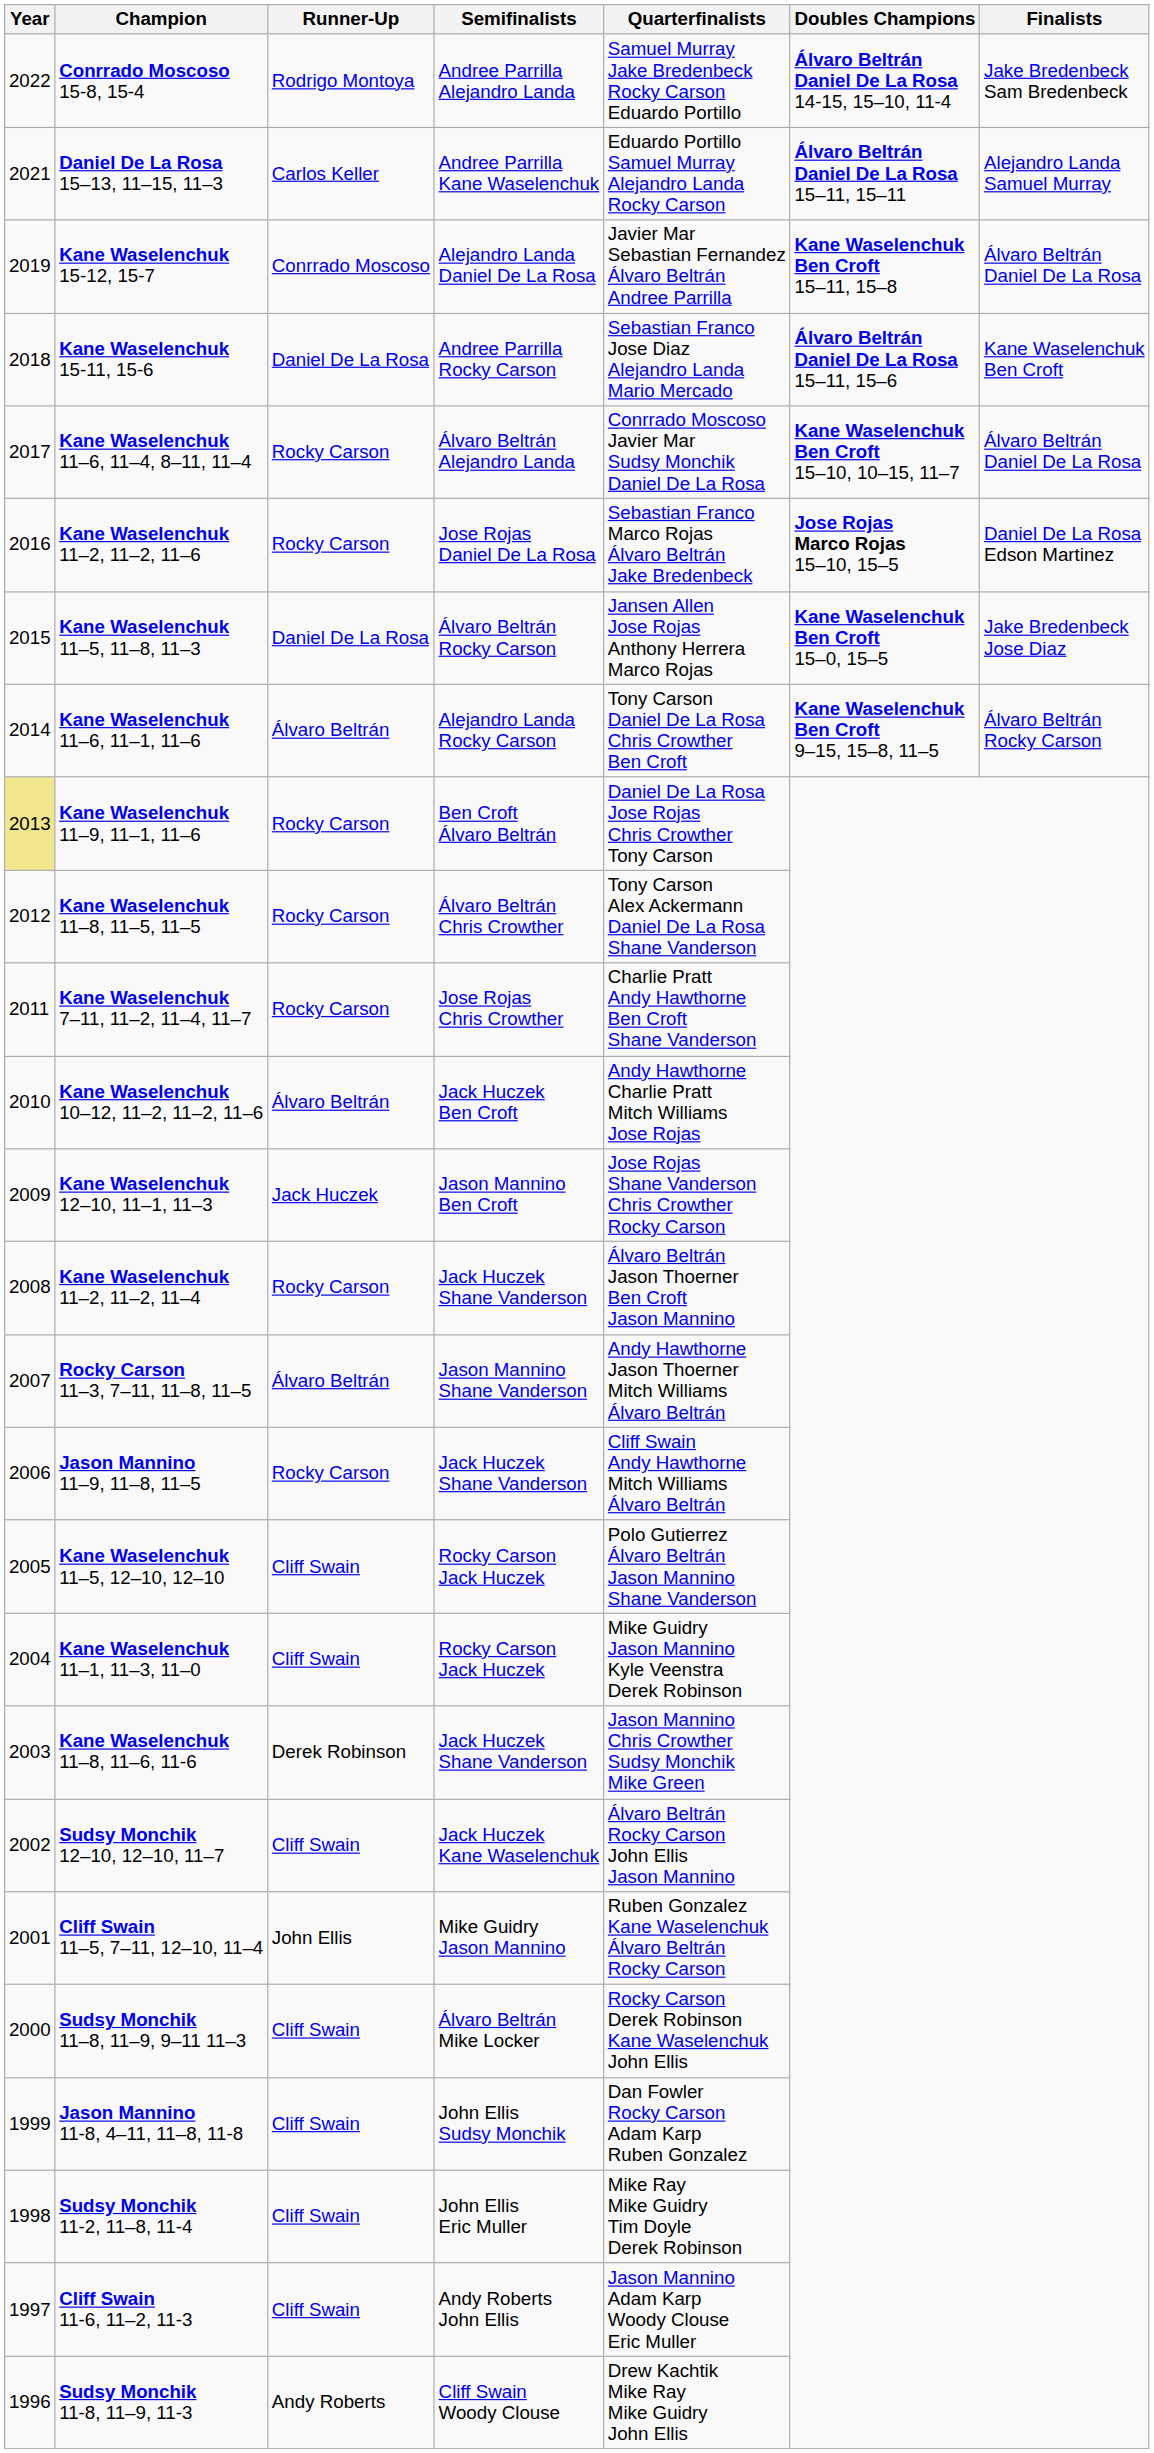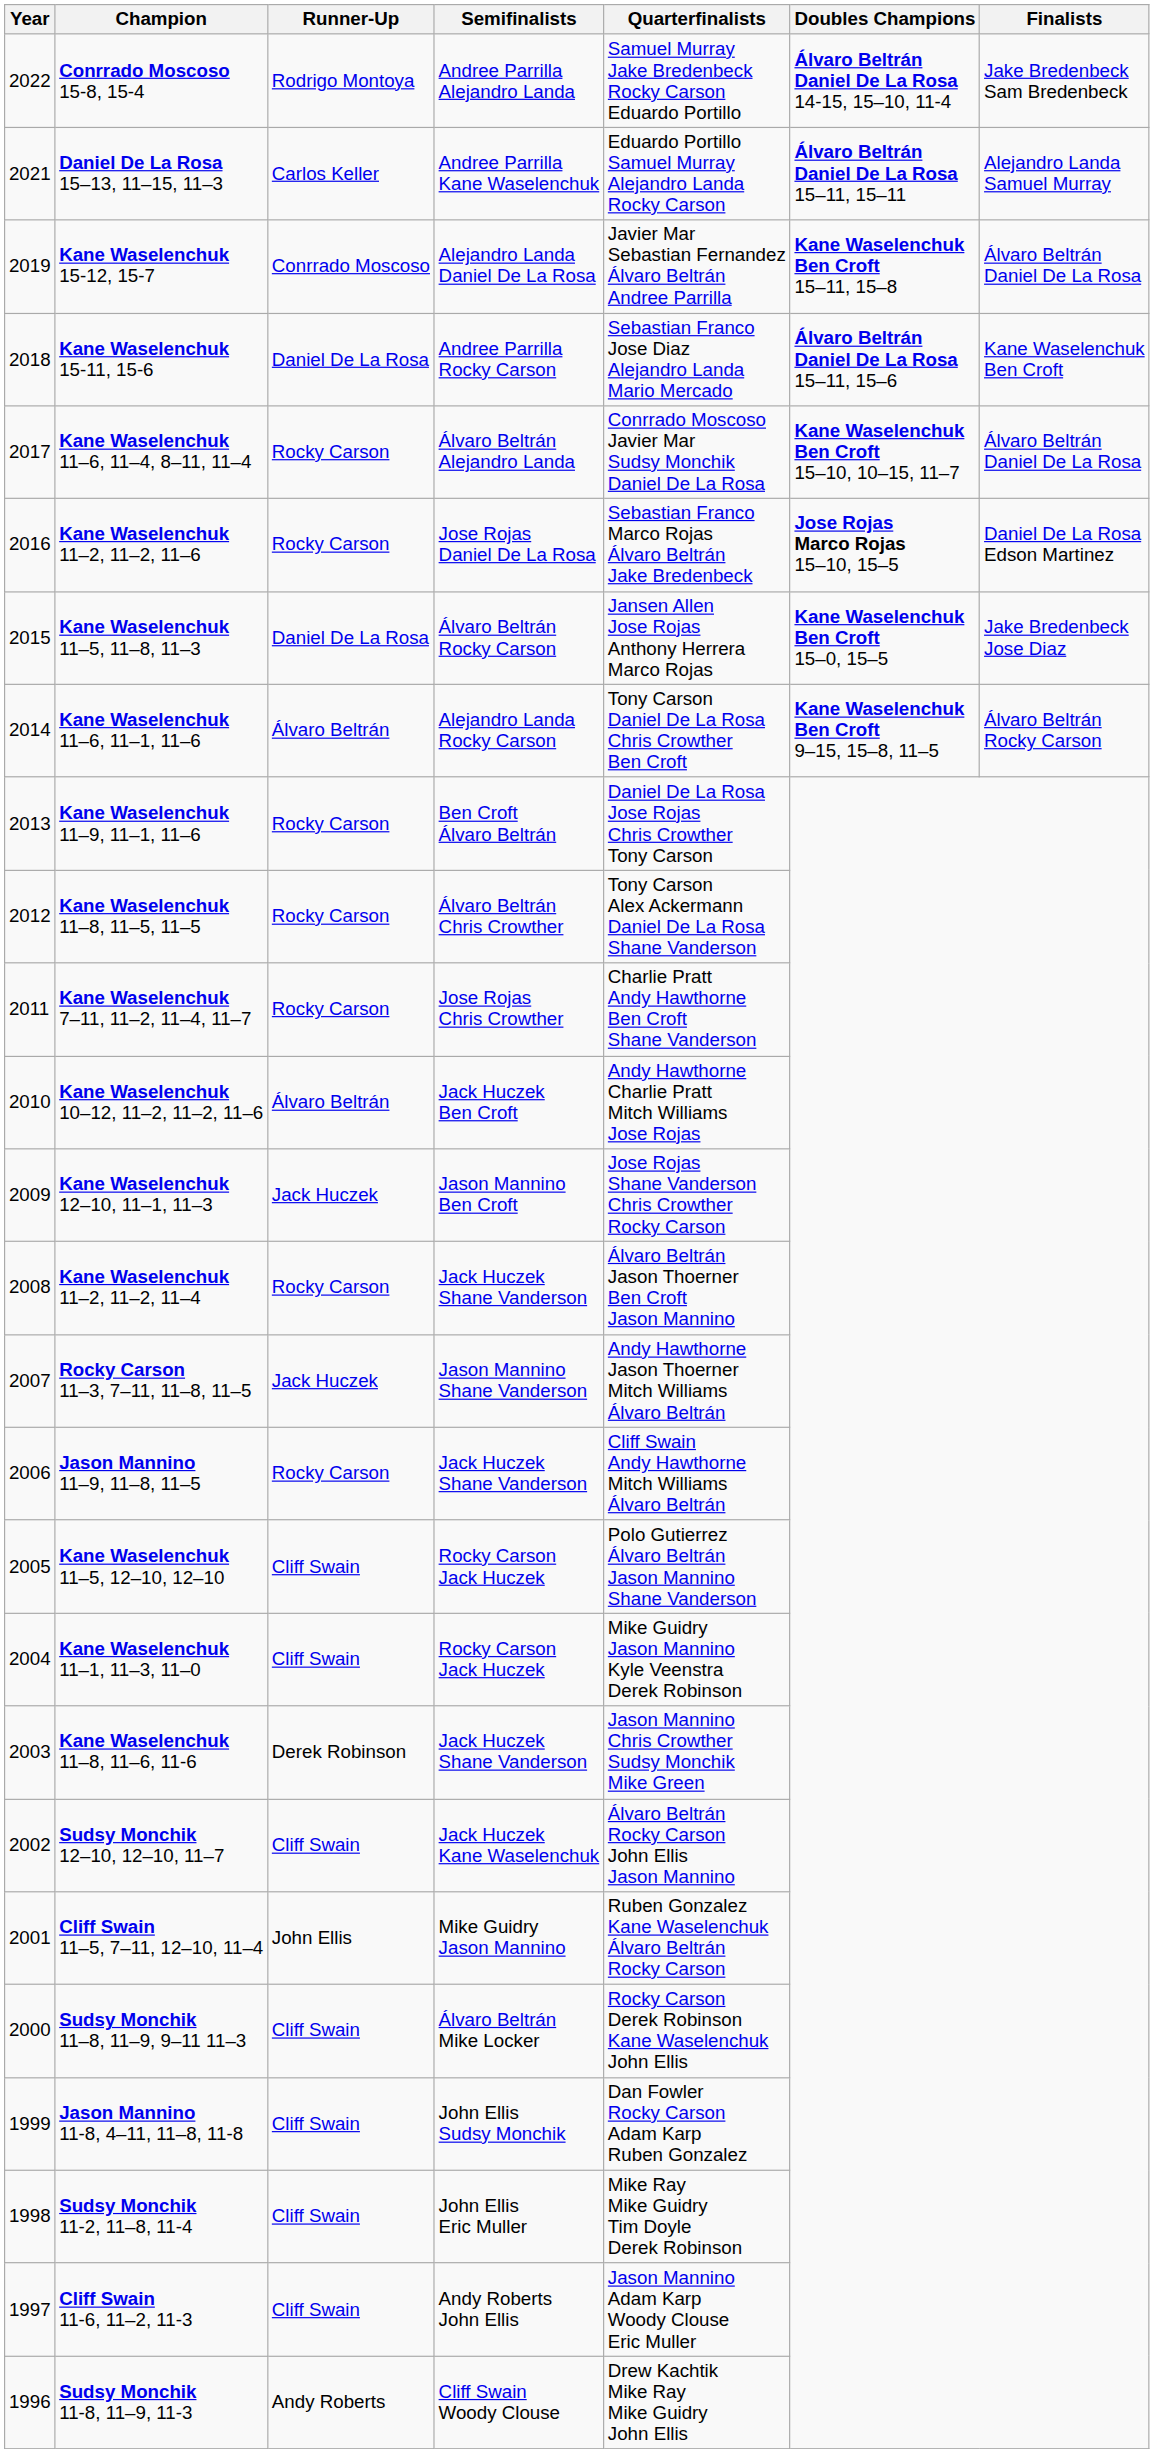(30, 823) khaki background -> (30, 823) no background
(331, 1380) Álvaro Beltrán -> (325, 1380) Jack Huczek
